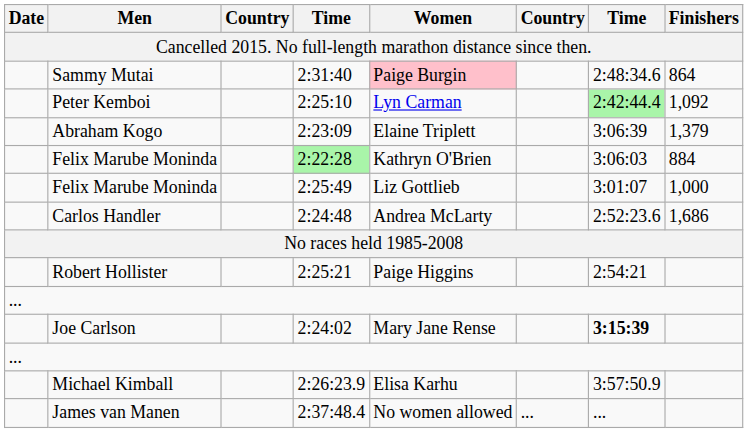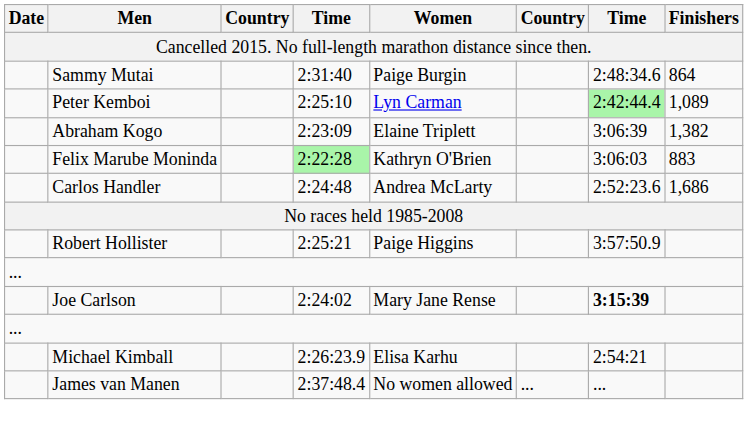(420, 74) pink background -> (420, 74) no background
(689, 103) 1,092 -> (689, 103) 1,089
(689, 131) 1,379 -> (689, 131) 1,382
(682, 159) 884 -> (682, 159) 883
- row: (135, 187)
(620, 272) 2:54:21 -> (627, 243) 3:57:50.9
(627, 384) 3:57:50.9 -> (620, 356) 2:54:21
